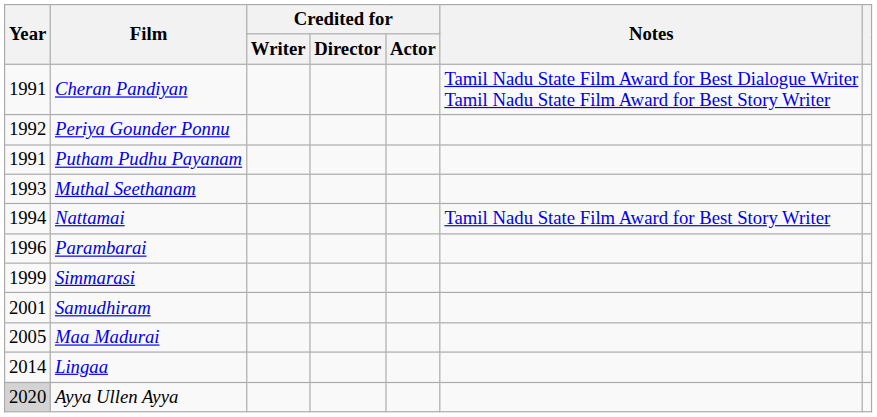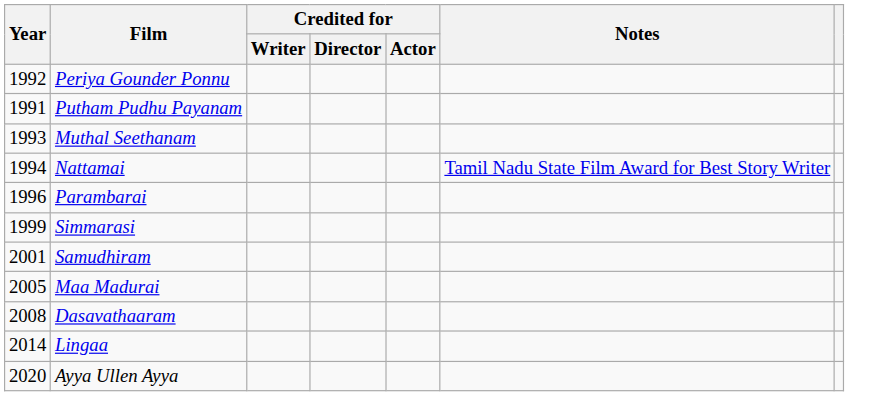- row: (121, 89)
+ row: (115, 316)
(28, 396) lightgrey background -> (28, 375) no background
